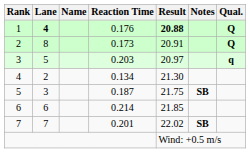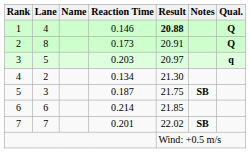(46, 28) bold -> (46, 28) normal
(122, 28) 0.176 -> (122, 28) 0.146
